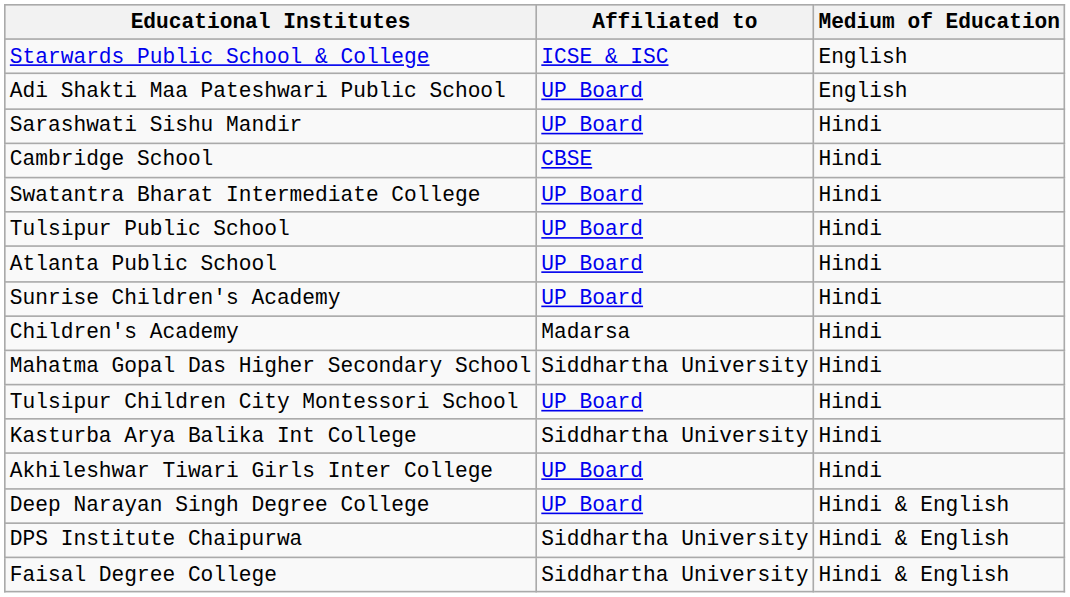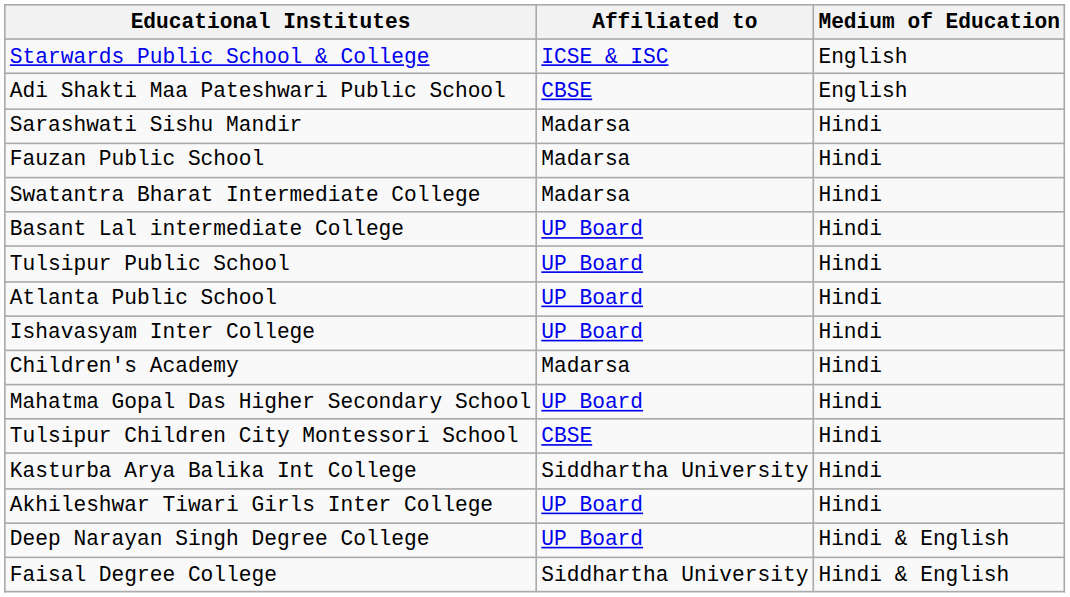(592, 91) UP Board -> (567, 91) CBSE
(592, 126) UP Board -> (586, 126) Madarsa
+ row: (137, 160)
- row: (112, 160)
(592, 195) UP Board -> (586, 195) Madarsa
+ row: (207, 229)
+ row: (162, 333)
- row: (175, 298)
(675, 367) Siddhartha University -> (592, 402) UP Board
(592, 402) UP Board -> (567, 437) CBSE
- row: (156, 540)
